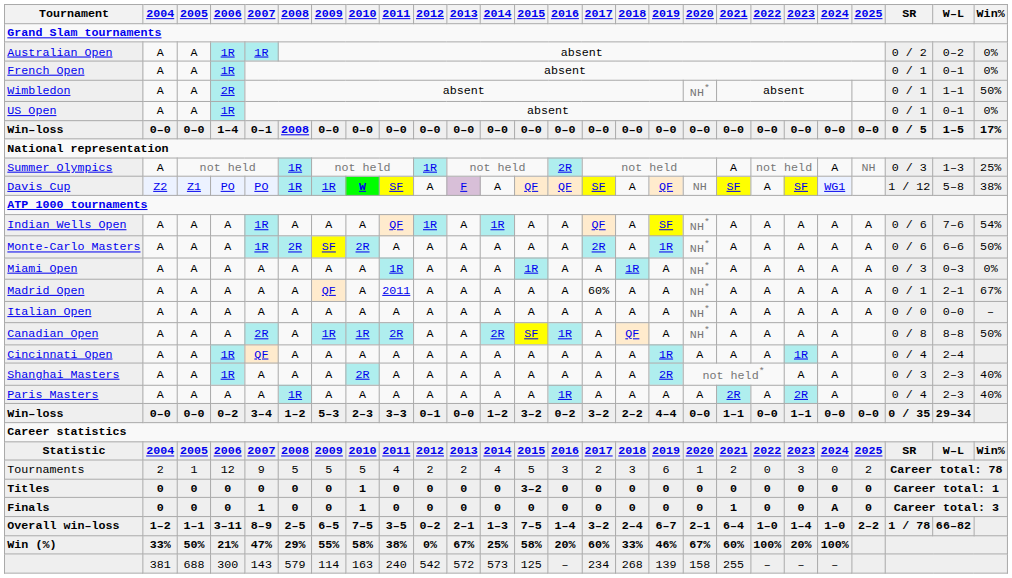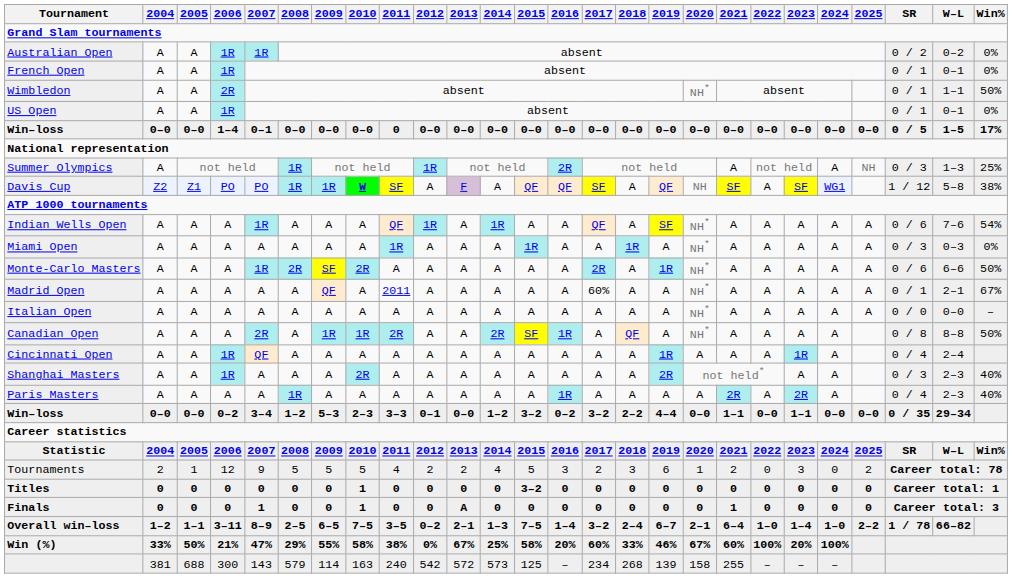(295, 129) 2008 -> (295, 129) 0–0
(396, 129) 0–0 -> (396, 129) 0
rows swapped: (42, 268) <-> (74, 246)
(464, 507) 0 -> (464, 507) A
(835, 507) A -> (835, 507) 0
